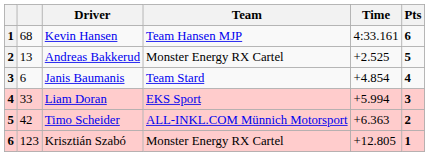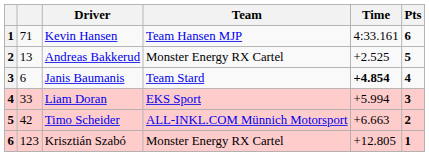(26, 36) 68 -> (26, 36) 71
(372, 78) normal -> (372, 78) bold
(372, 120) +6.363 -> (372, 120) +6.663
